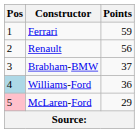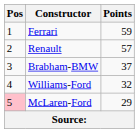(127, 49) 56 -> (127, 49) 57
(10, 84) lightblue background -> (10, 84) no background
(127, 84) 36 -> (127, 84) 32
